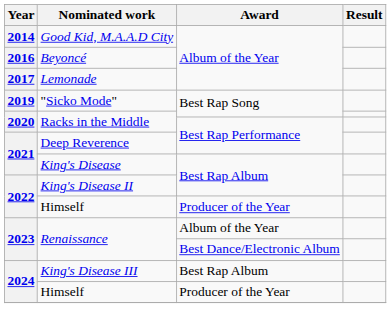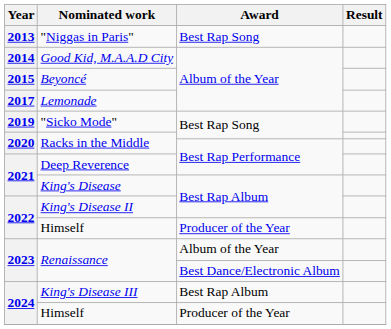+ row: (87, 36)
(21, 57) 2016 -> (21, 79) 2015
